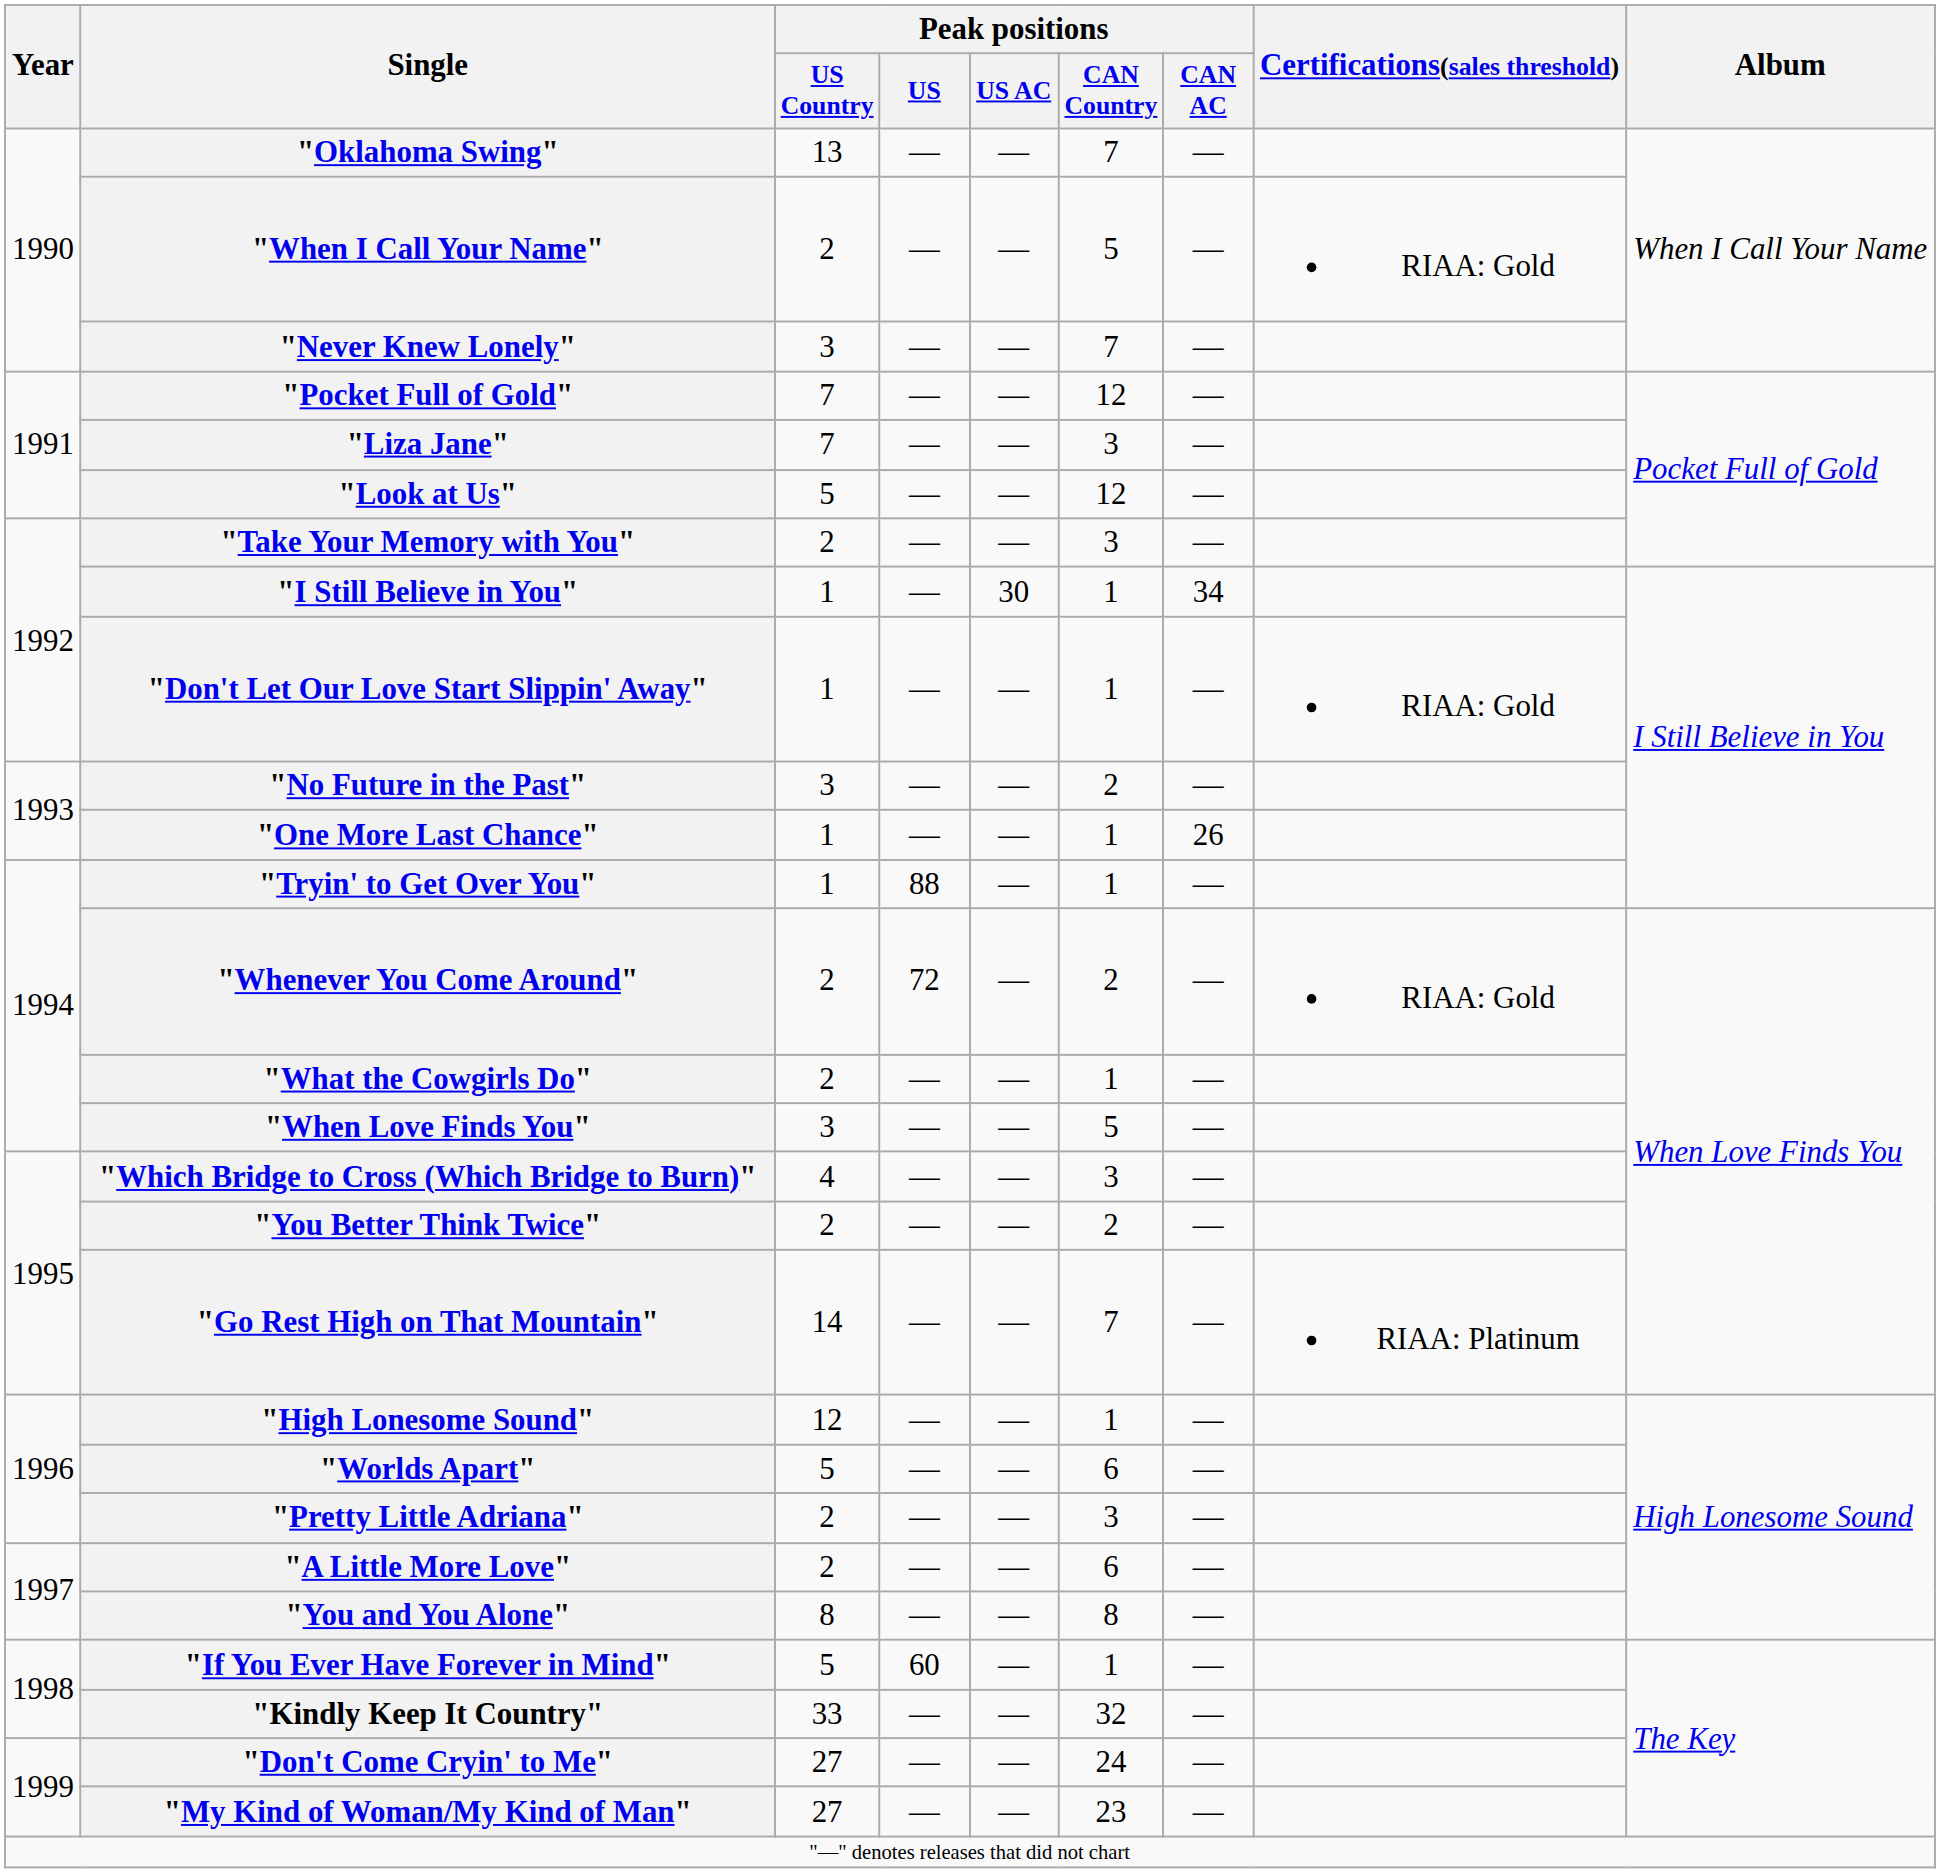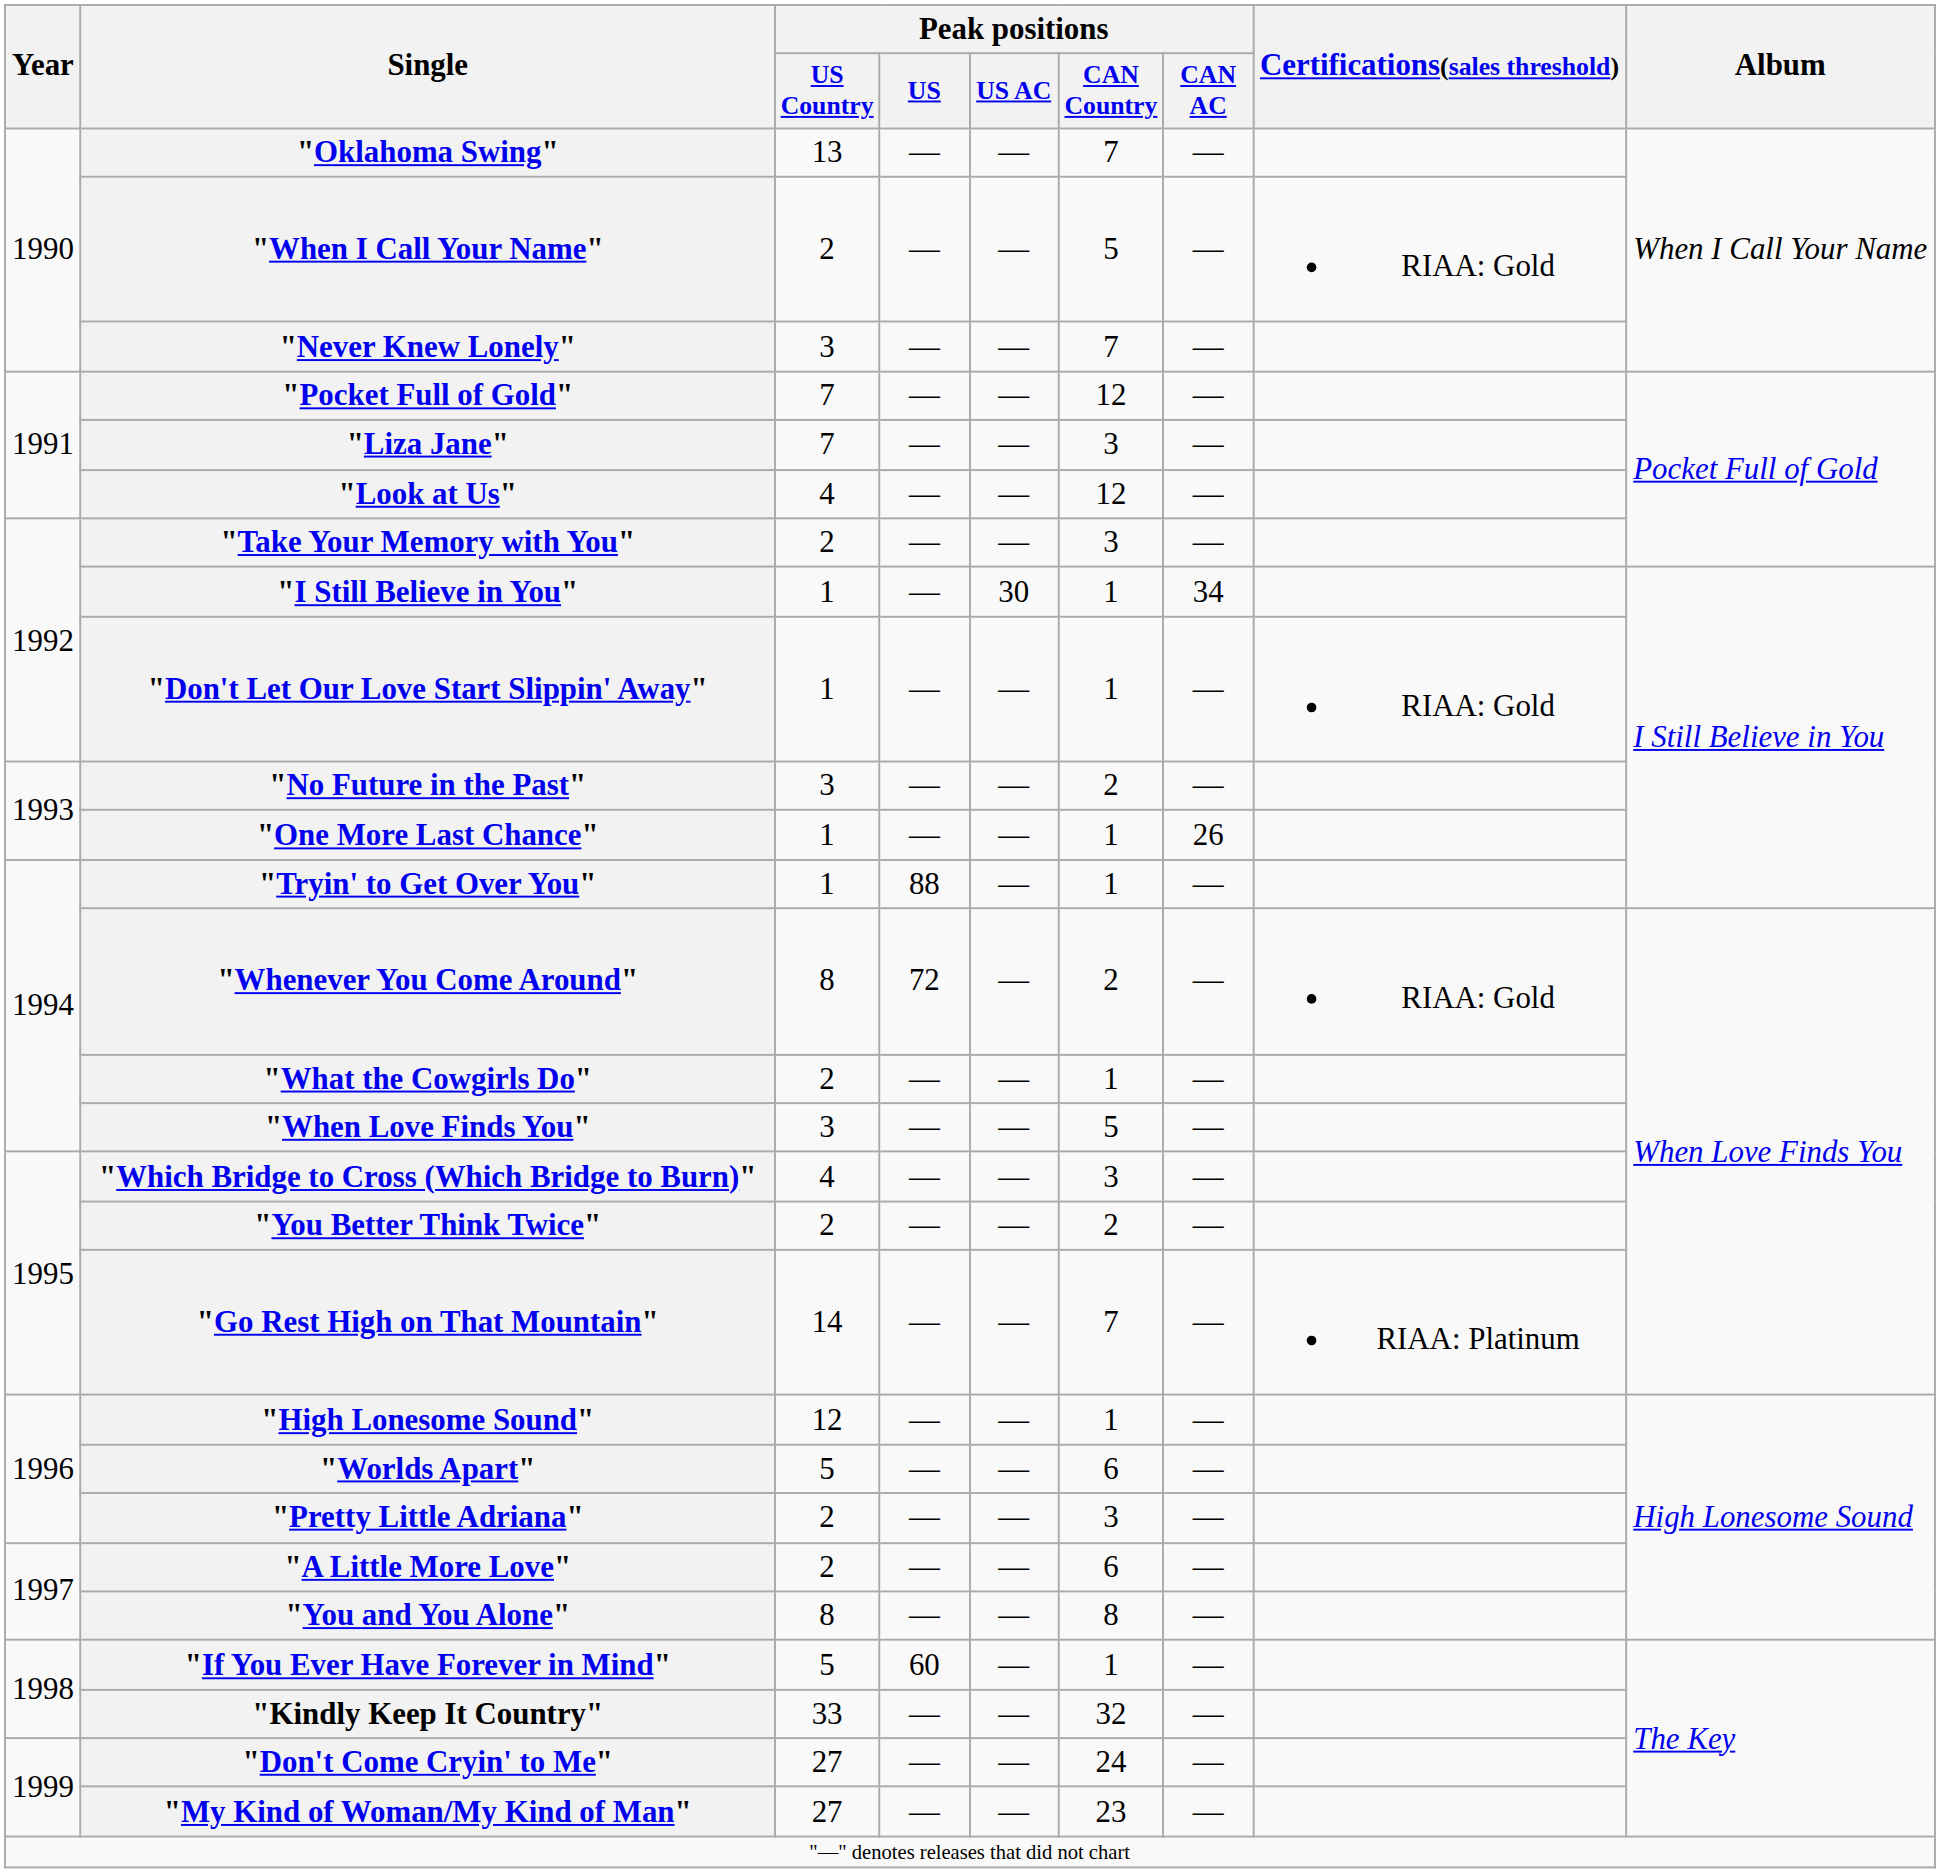(827, 493) 5 -> (827, 493) 4
(827, 980) 2 -> (827, 980) 8
